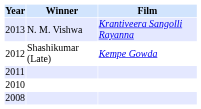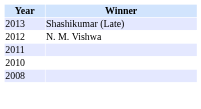- column: (147, 11)
(55, 29) N. M. Vishwa -> (85, 24) Shashikumar (Late)
(53, 53) Shashikumar (Late) -> (74, 37) N. M. Vishwa
